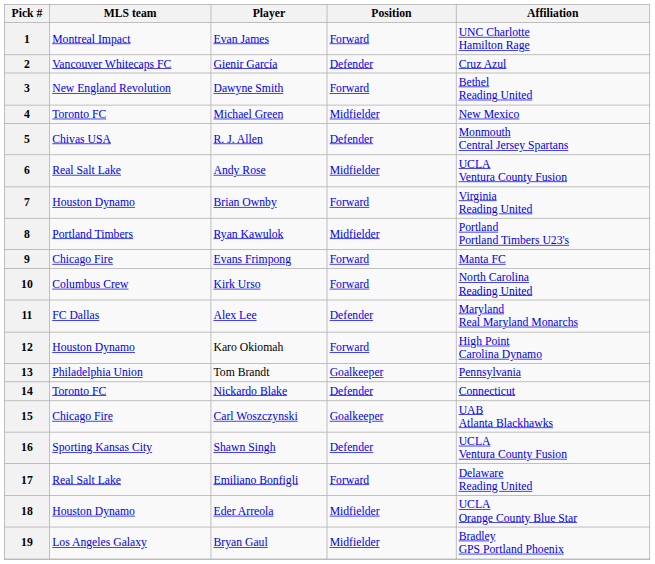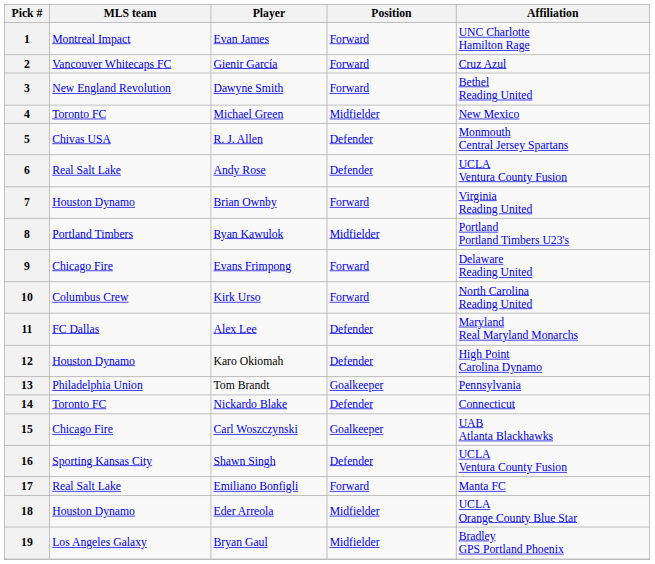(351, 63) Defender -> (349, 63) Forward
(355, 170) Midfielder -> (351, 170) Defender
(482, 259) Manta FC -> (495, 265) Delaware Reading United
(349, 347) Forward -> (351, 360) Defender
(495, 479) Delaware Reading United -> (482, 486) Manta FC
